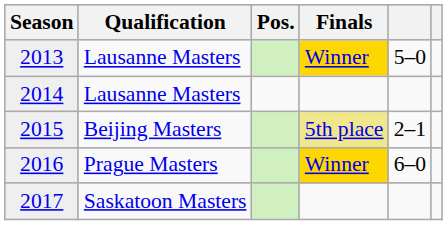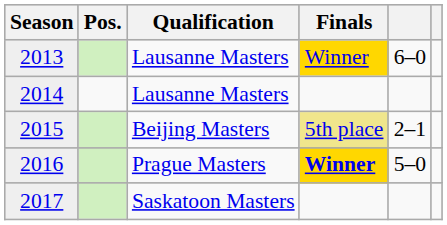columns swapped: (165, 21) <-> (276, 21)
(410, 57) 5–0 -> (410, 57) 6–0
(337, 164) normal -> (340, 164) bold
(410, 164) 6–0 -> (410, 164) 5–0
